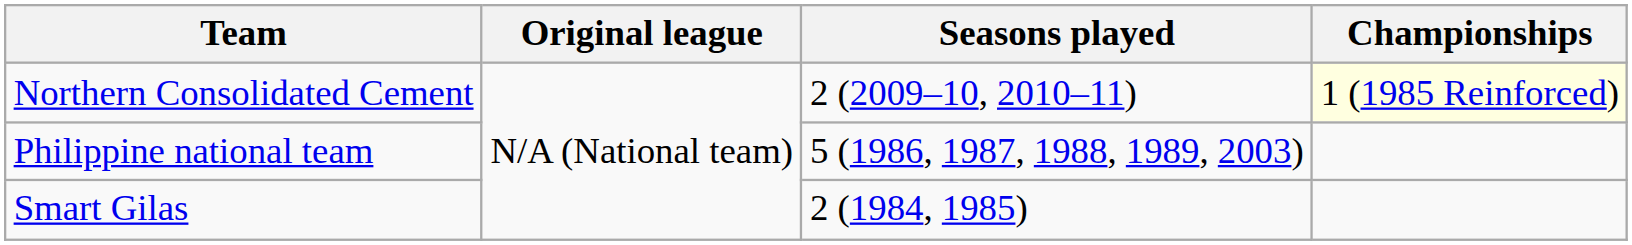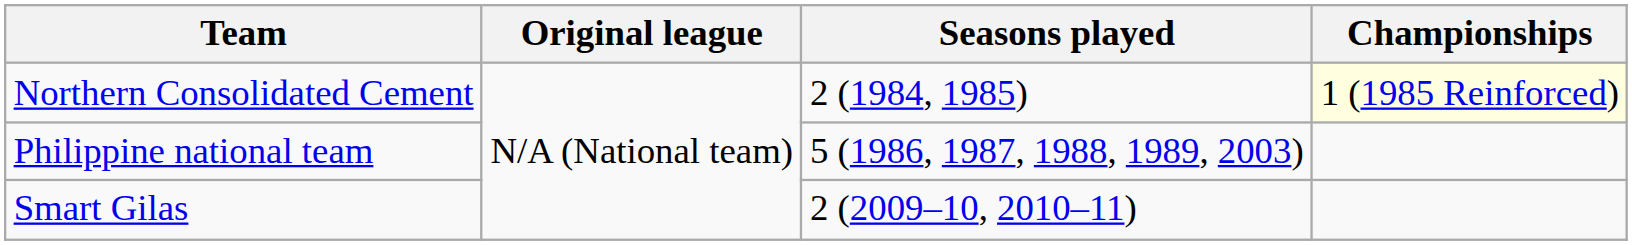(973, 92) 2 (2009–10, 2010–11) -> (919, 92) 2 (1984, 1985)
(919, 208) 2 (1984, 1985) -> (973, 208) 2 (2009–10, 2010–11)
